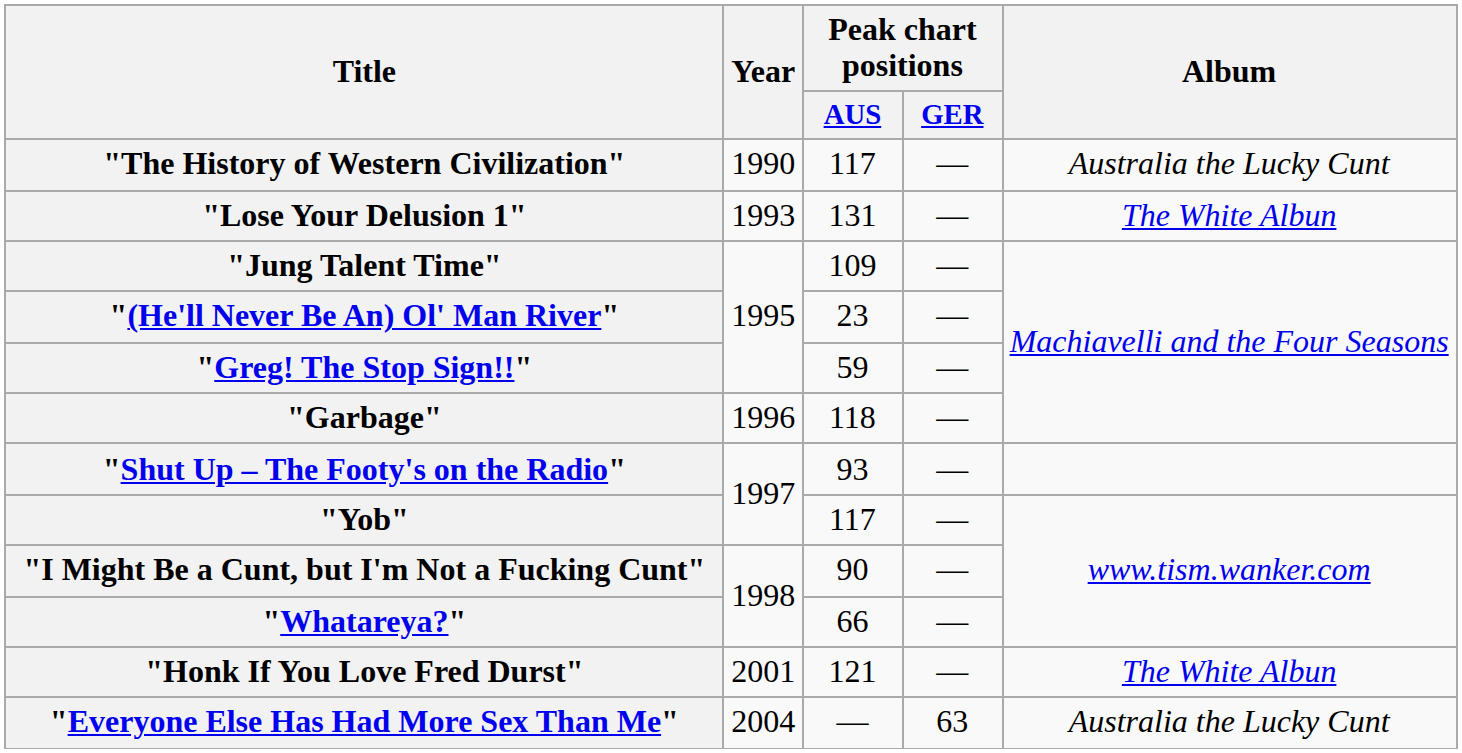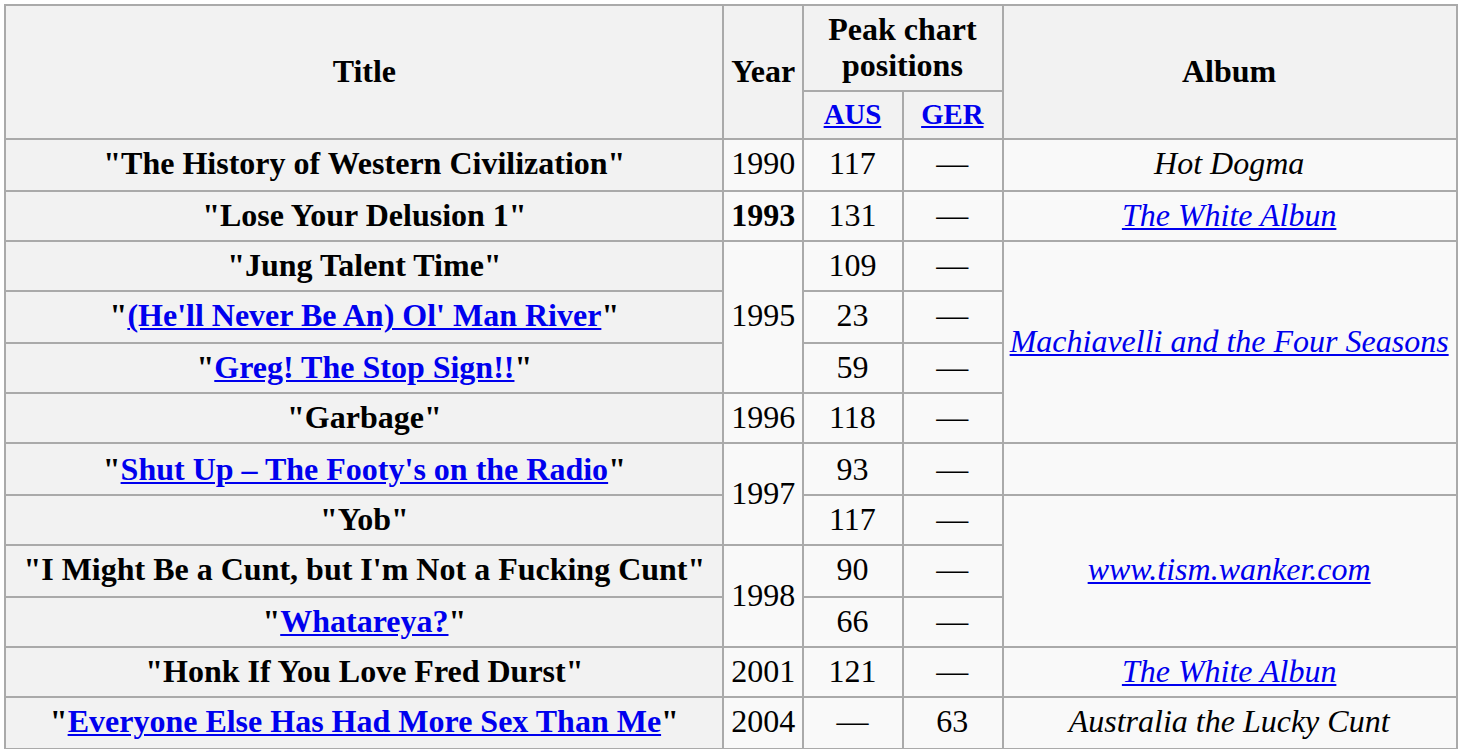(1229, 164) Australia the Lucky Cunt -> (1229, 164) Hot Dogma
(763, 214) normal -> (763, 214) bold
